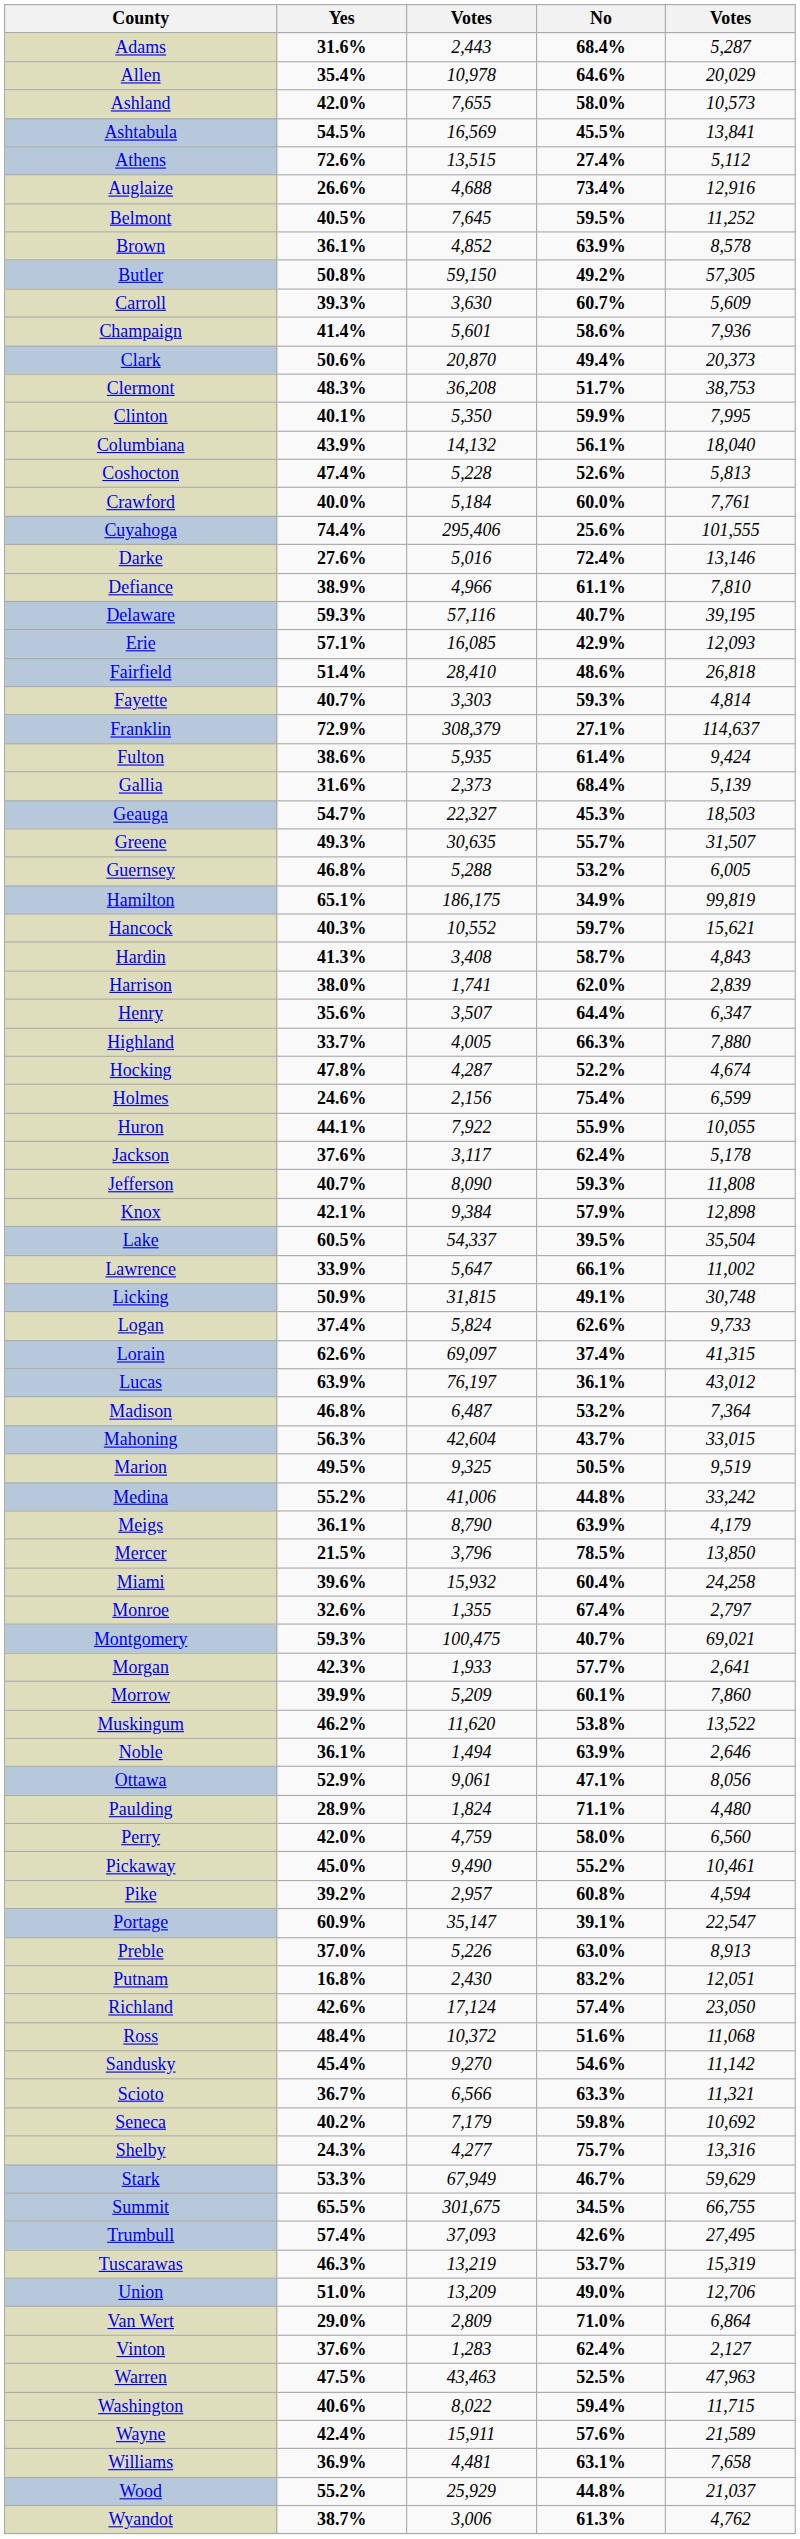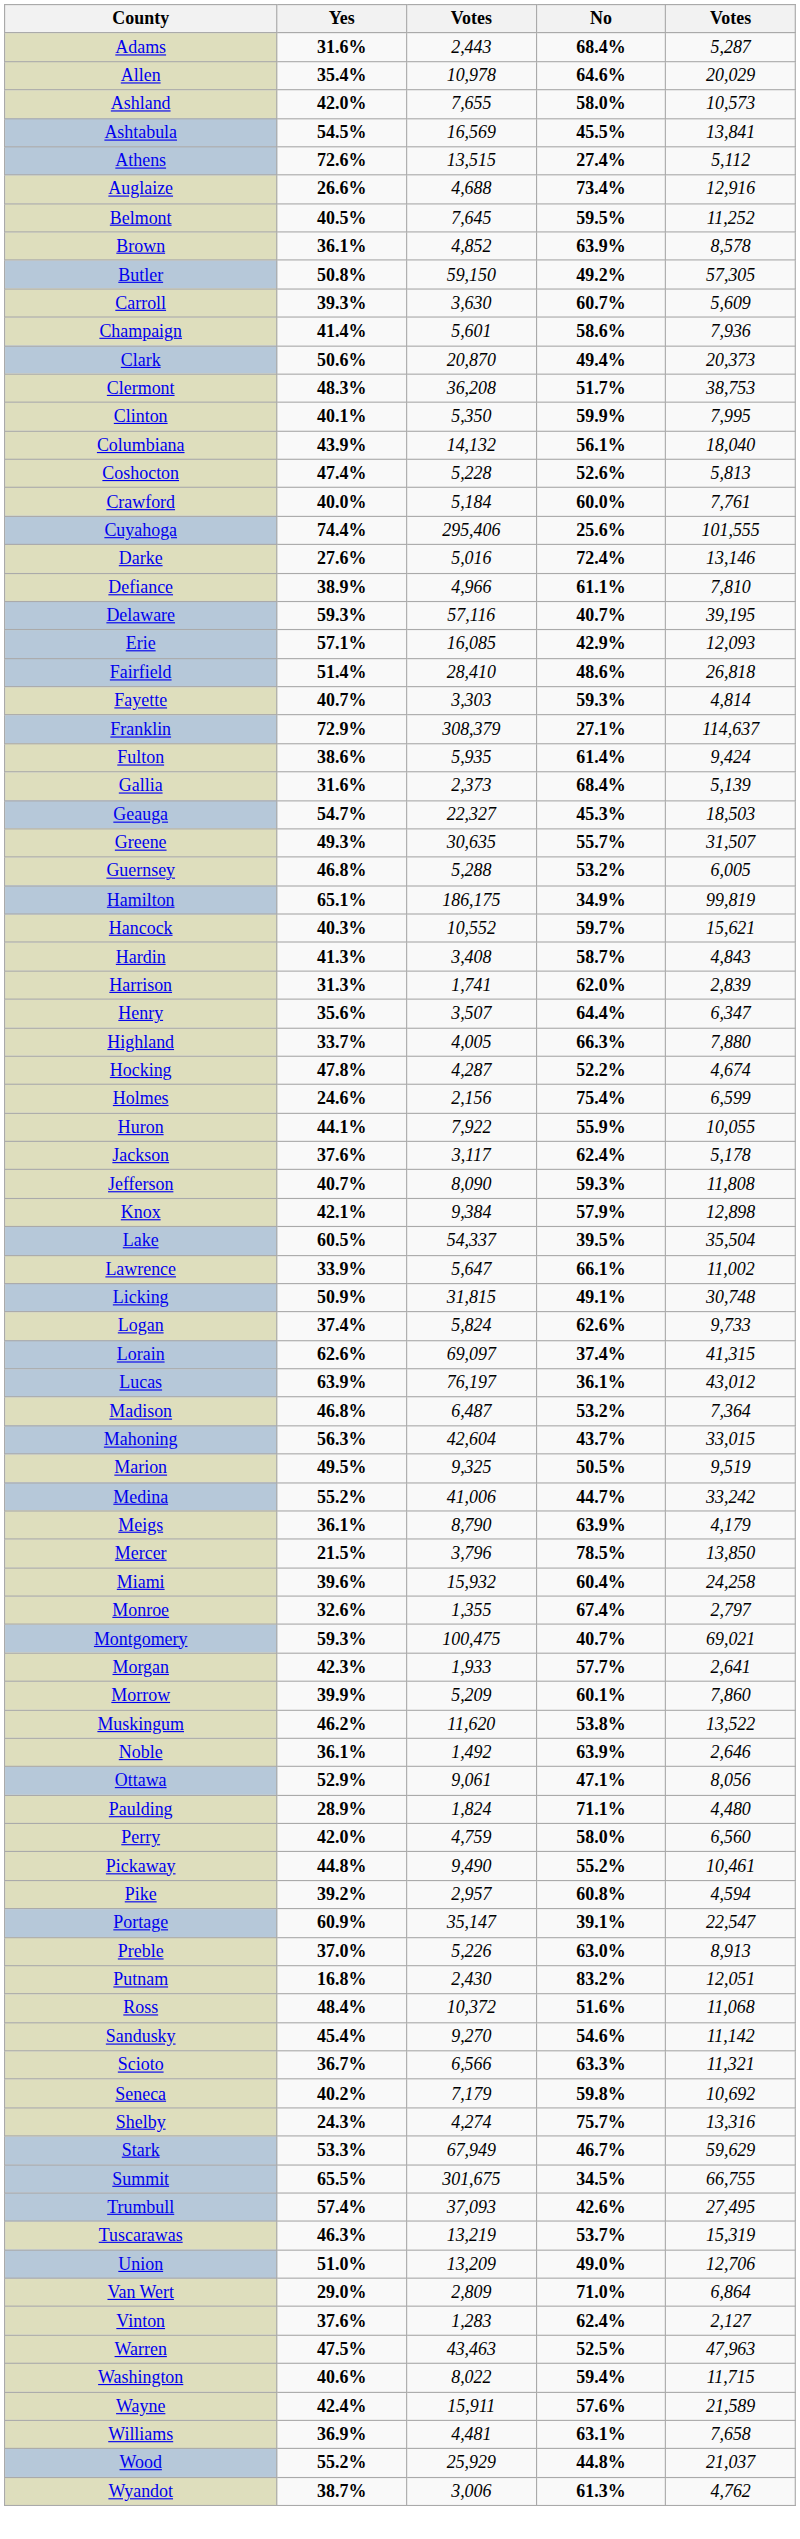(342, 984) 38.0% -> (342, 984) 31.3%
(601, 1496) 44.8% -> (601, 1496) 44.7%
(471, 1752) 1,494 -> (471, 1752) 1,492
(342, 1866) 45.0% -> (342, 1866) 44.8%
- row: (141, 2008)
(471, 2150) 4,277 -> (471, 2121) 4,274
